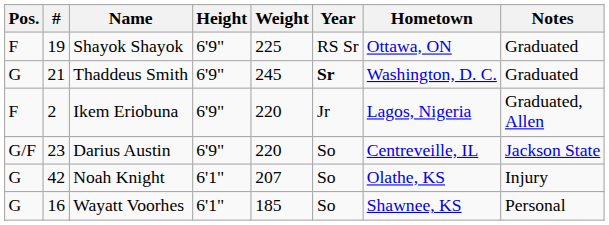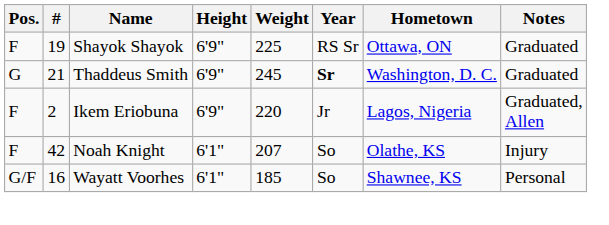- row: (122, 149)
(15, 177) G -> (14, 149) F
(15, 205) G -> (22, 177) G/F
